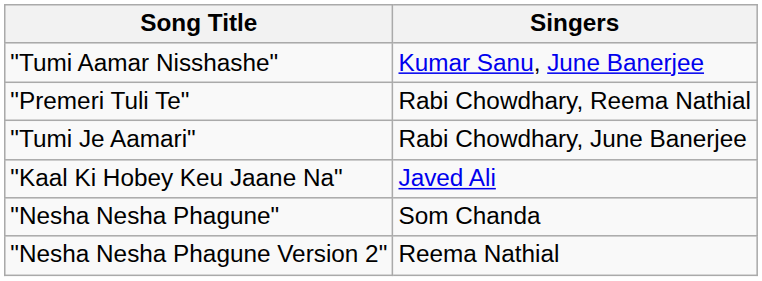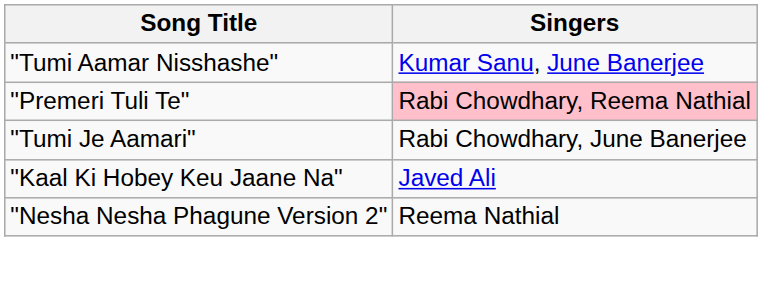(575, 100) no background -> (575, 100) pink background
- row: (145, 216)
